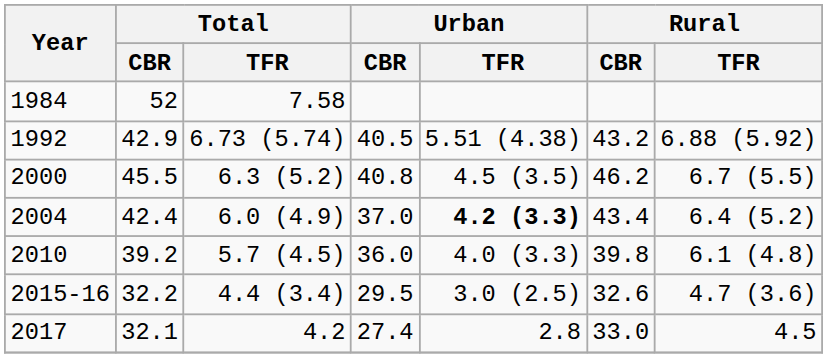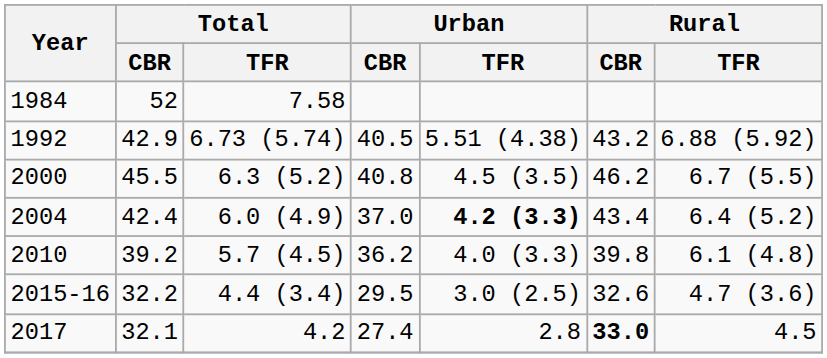(385, 256) 36.0 -> (385, 256) 36.2
(621, 333) normal -> (621, 333) bold
